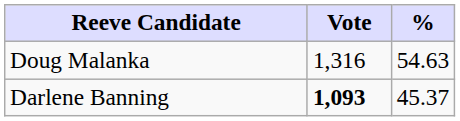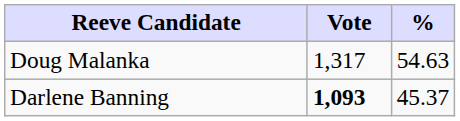(339, 60) 1,316 -> (339, 60) 1,317
